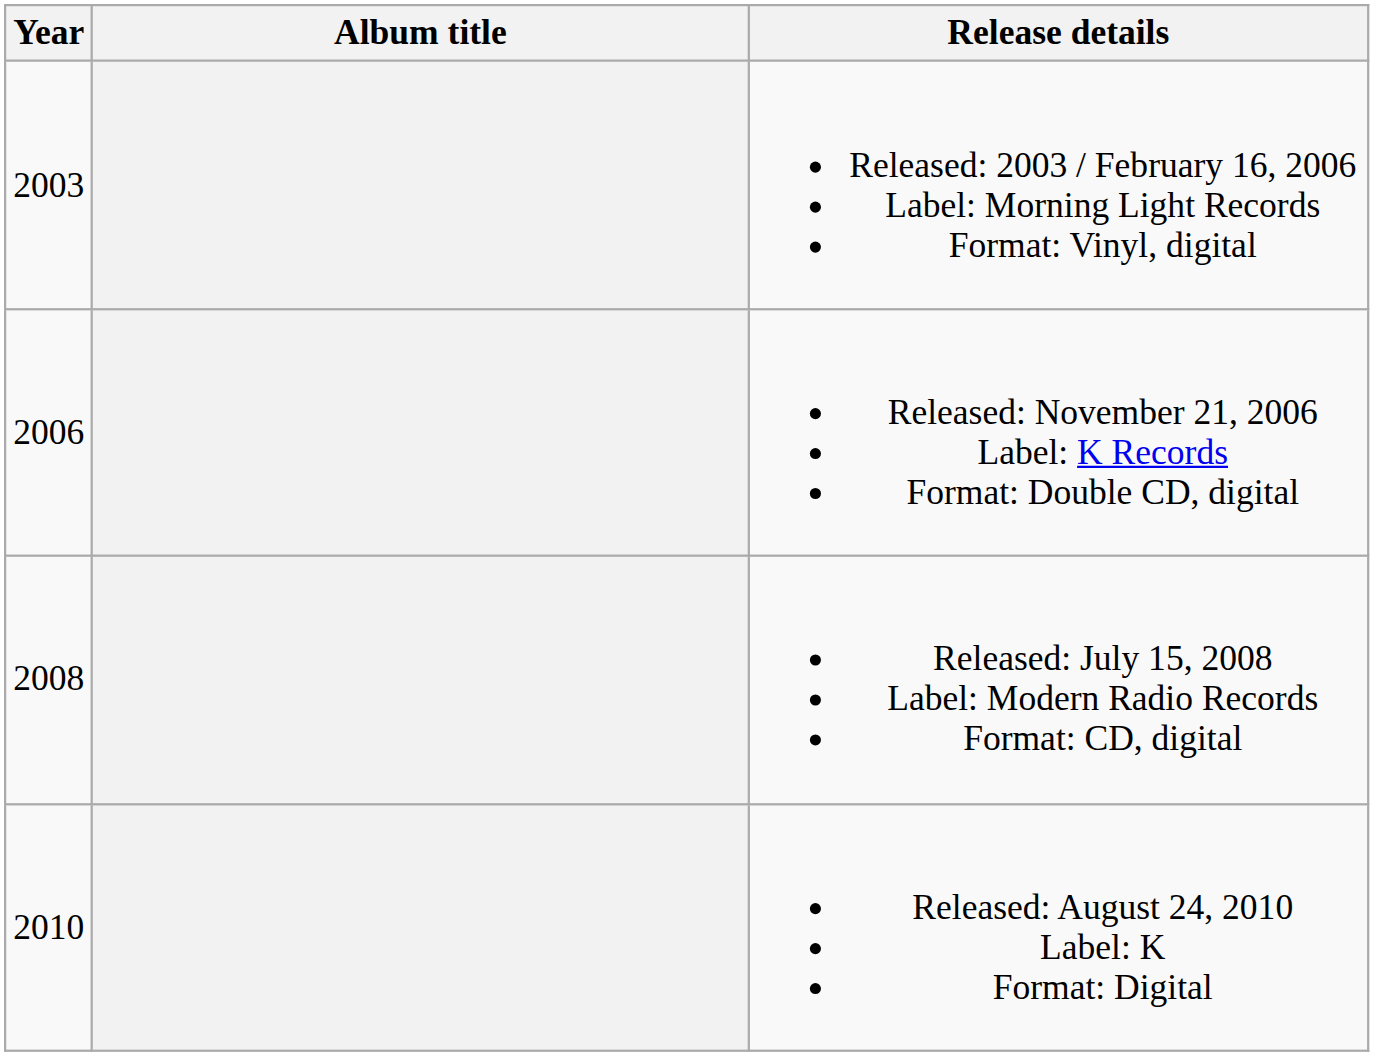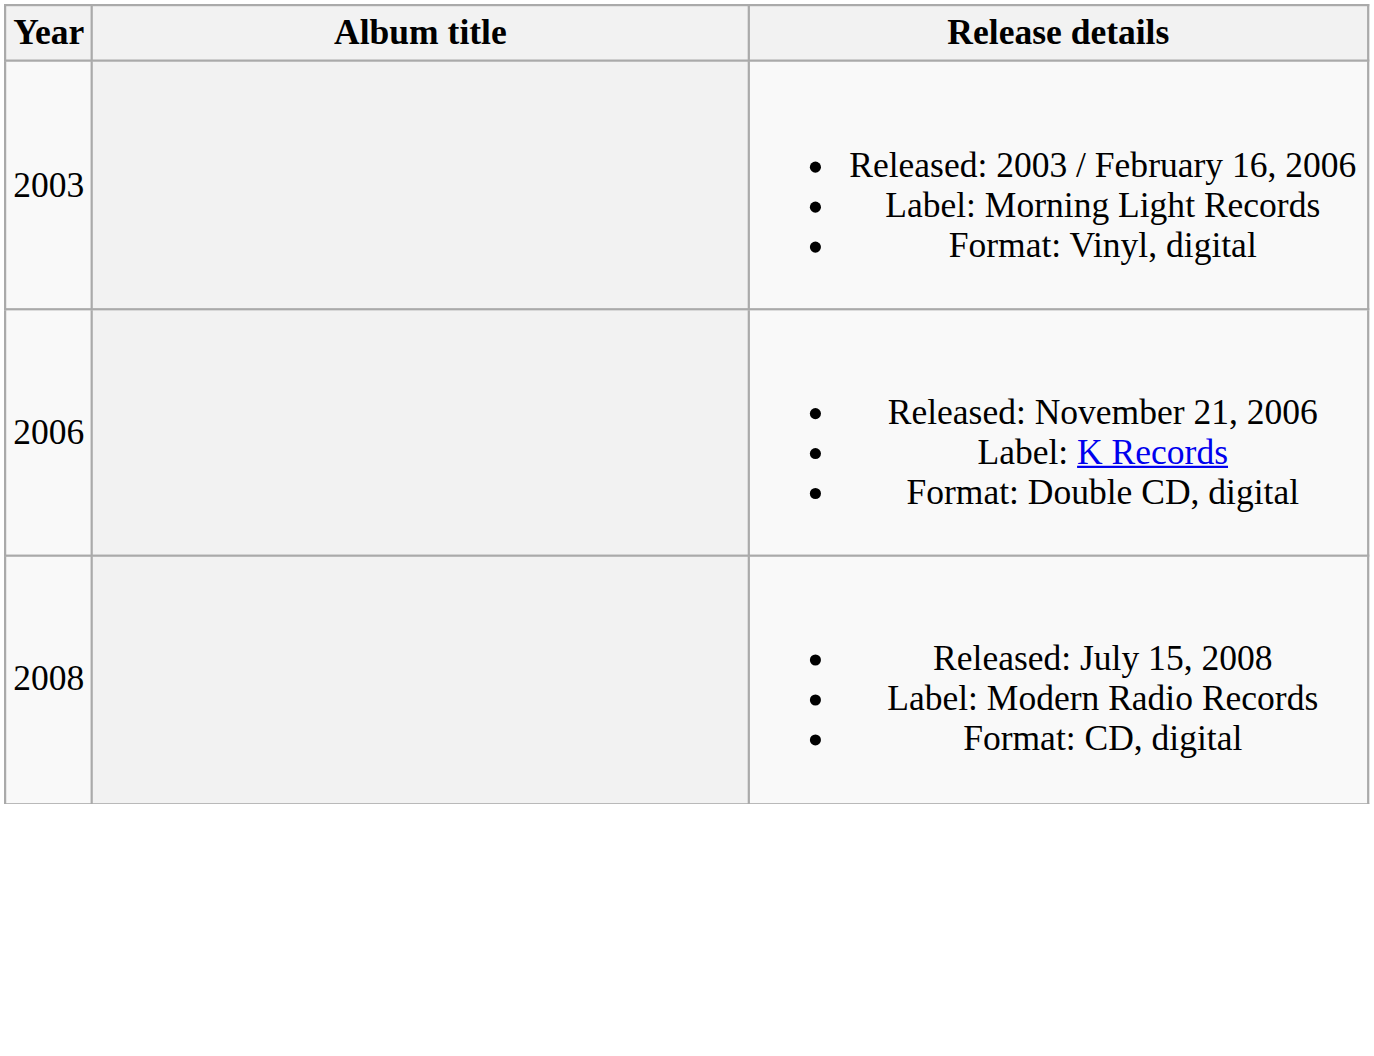- row: (1058, 947)
